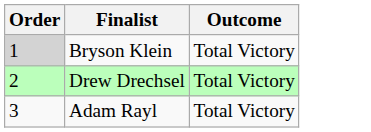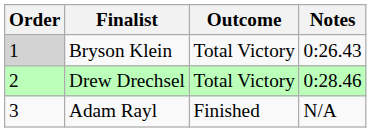+ column: (333, 19)
(244, 111) Total Victory -> (227, 111) Finished
